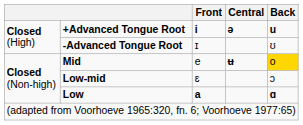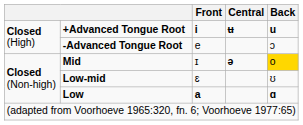(230, 29) ə -> (231, 29) ʉ
(197, 45) ɪ -> (198, 45) e
(273, 45) ʊ -> (272, 45) ɔ
(198, 62) e -> (197, 62) ɪ
(231, 62) ʉ -> (230, 62) ə
(272, 78) ɔ -> (273, 78) ʊ
